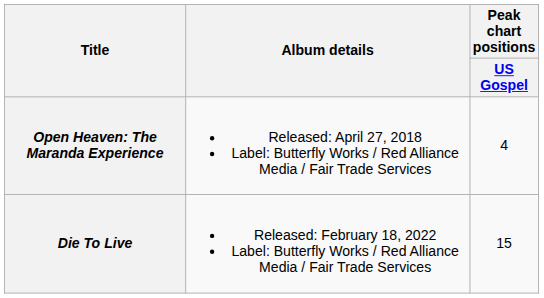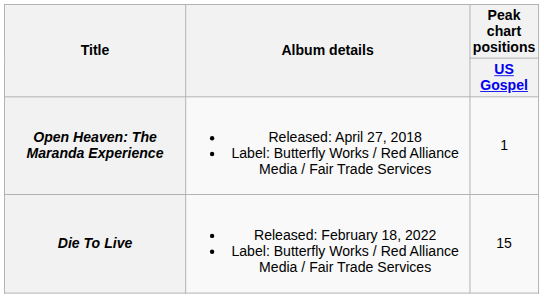(504, 145) 4 -> (504, 145) 1
